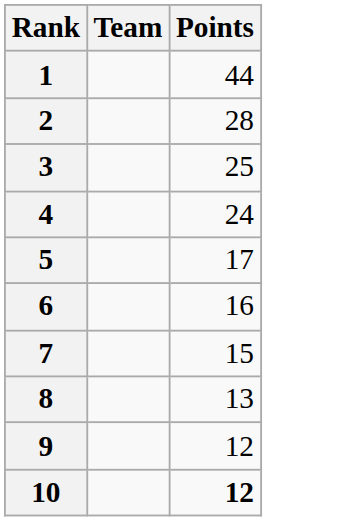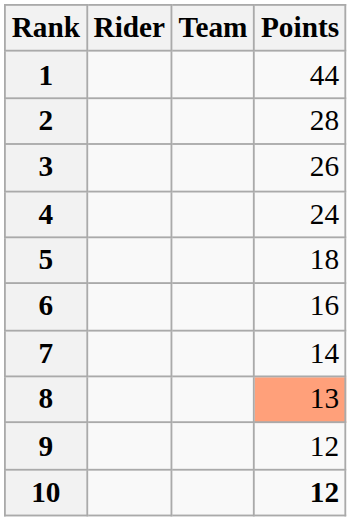+ column: (129, 27)
(239, 167) 25 -> (324, 167) 26
(239, 259) 17 -> (324, 259) 18
(239, 352) 15 -> (324, 352) 14
(239, 399) no background -> (324, 399) lightsalmon background
